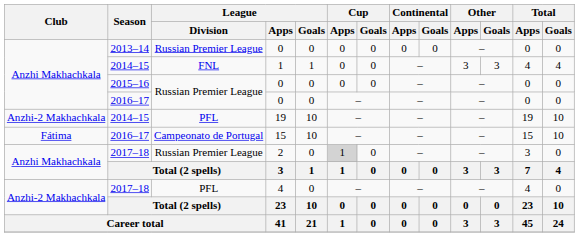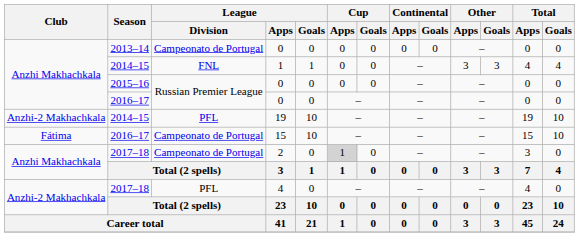(209, 48) Russian Premier League -> (209, 48) Campeonato de Portugal
(209, 153) Russian Premier League -> (209, 153) Campeonato de Portugal
